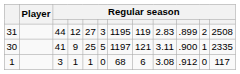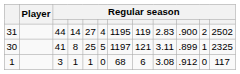(75, 31) 12 -> (75, 31) 14
(103, 31) 3 -> (103, 31) 4
(188, 31) .899 -> (188, 31) .900
(222, 31) 2508 -> (222, 31) 2502
(75, 46) 9 -> (75, 46) 8
(188, 46) .900 -> (188, 46) .899
(222, 46) 2335 -> (222, 46) 2325
